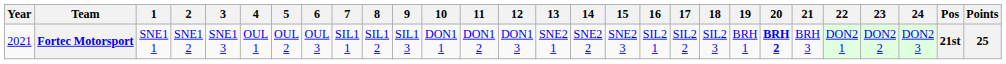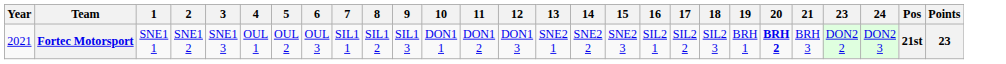- column: (842, 14)
(982, 41) 25 -> (944, 41) 23
